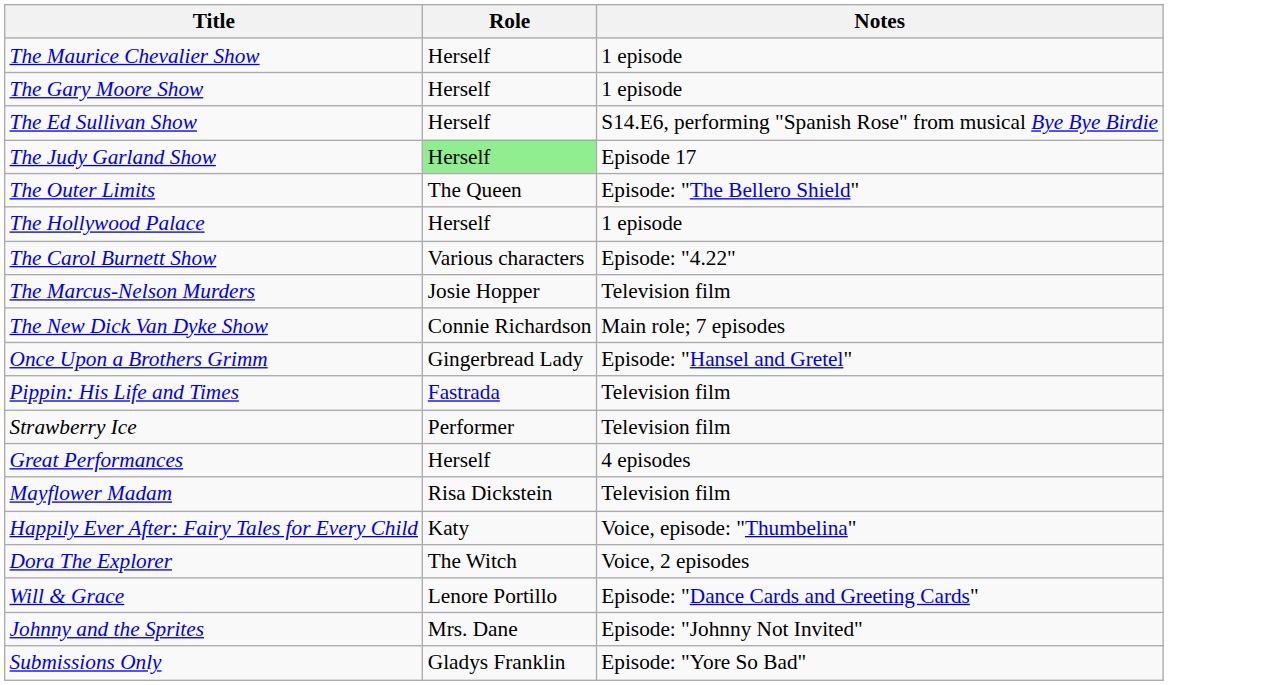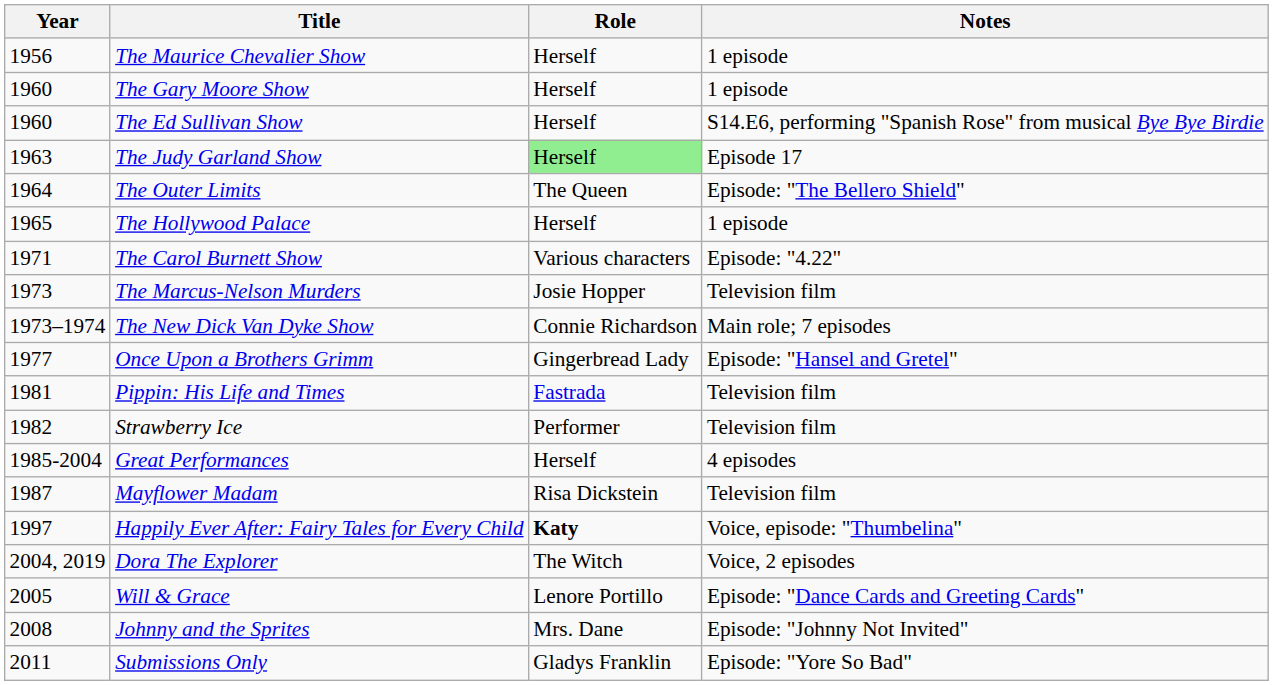+ column: (57, 21)
(448, 527) normal -> (556, 527) bold
